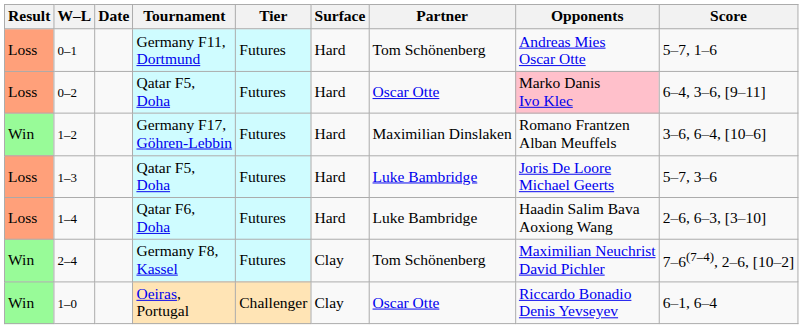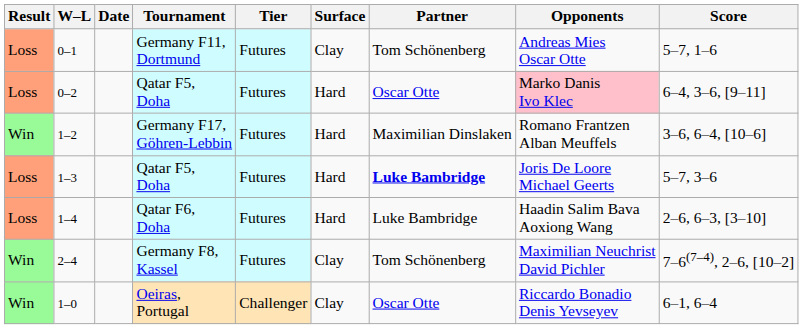(330, 50) Hard -> (329, 50) Clay
(425, 176) normal -> (429, 176) bold
